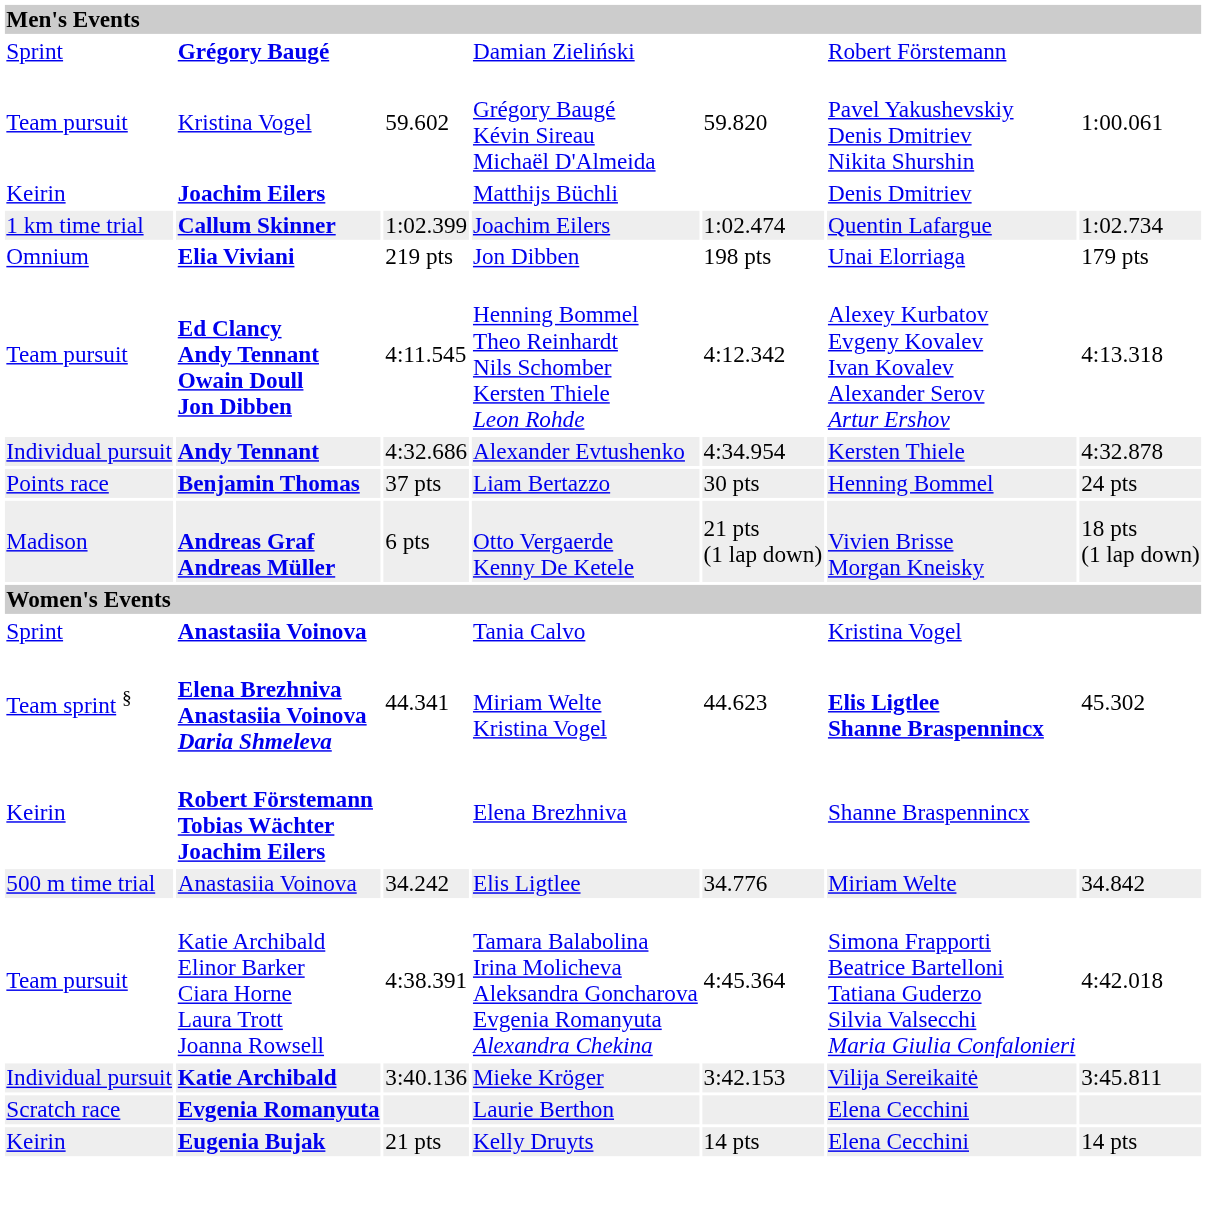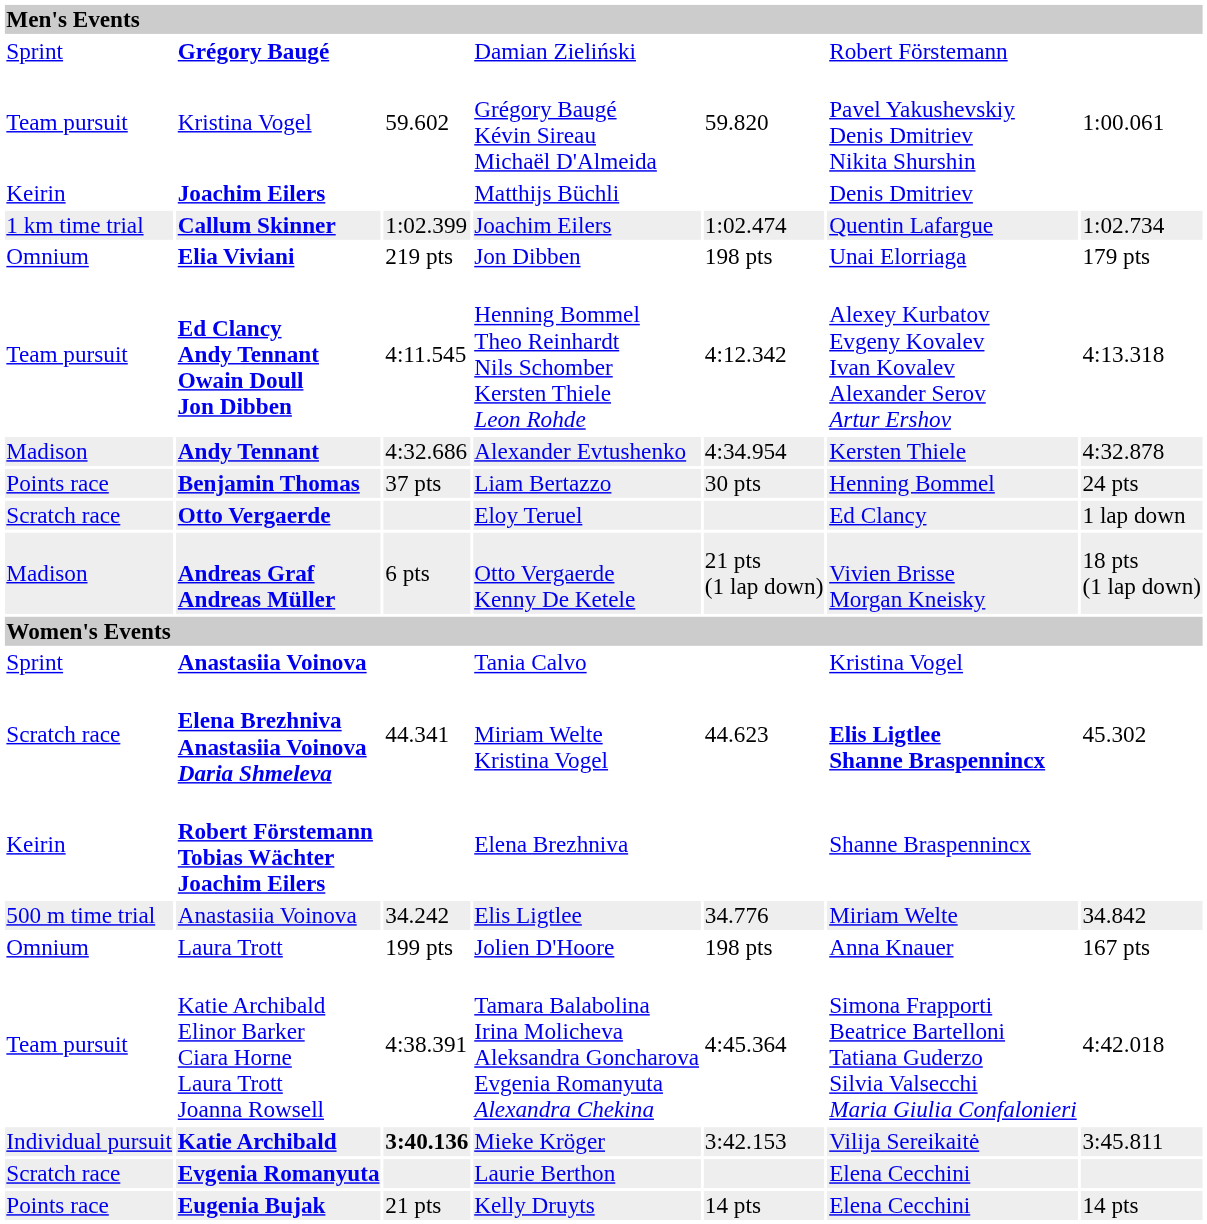(89, 451) Individual pursuit -> (47, 451) Madison
+ row: (528, 515)
(69, 702) Team sprint § -> (63, 734) Scratch race
+ row: (544, 947)
(426, 1077) normal -> (427, 1141) bold
(36, 1141) Keirin -> (58, 1205) Points race
